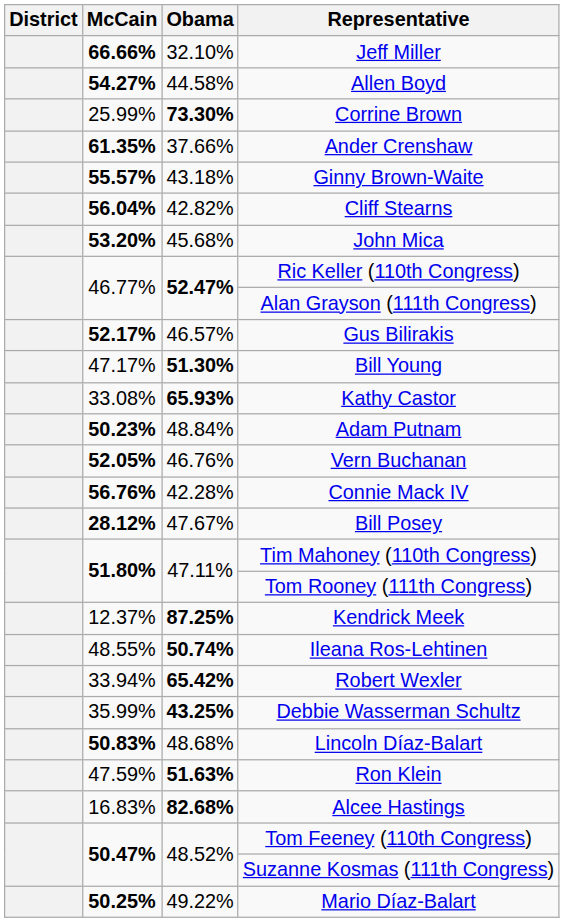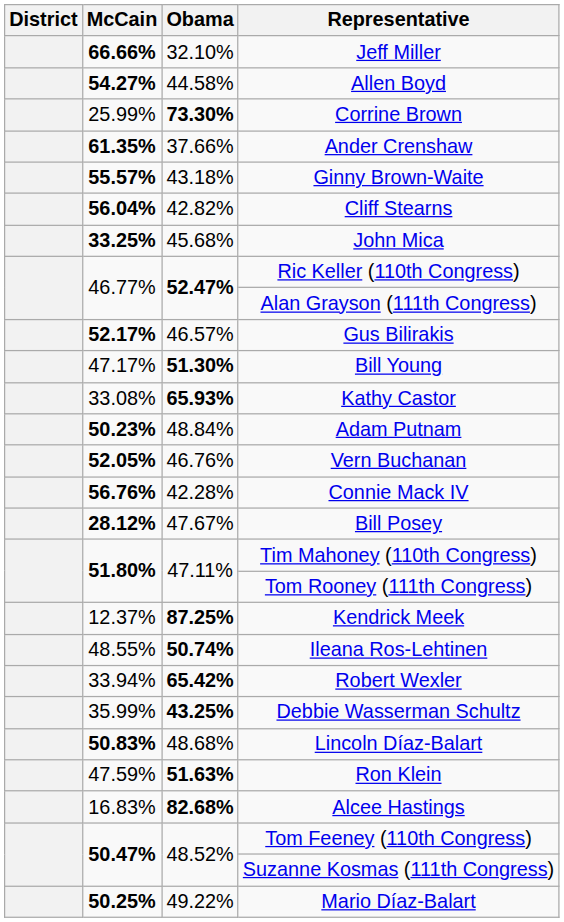(122, 240) 53.20% -> (122, 240) 33.25%
